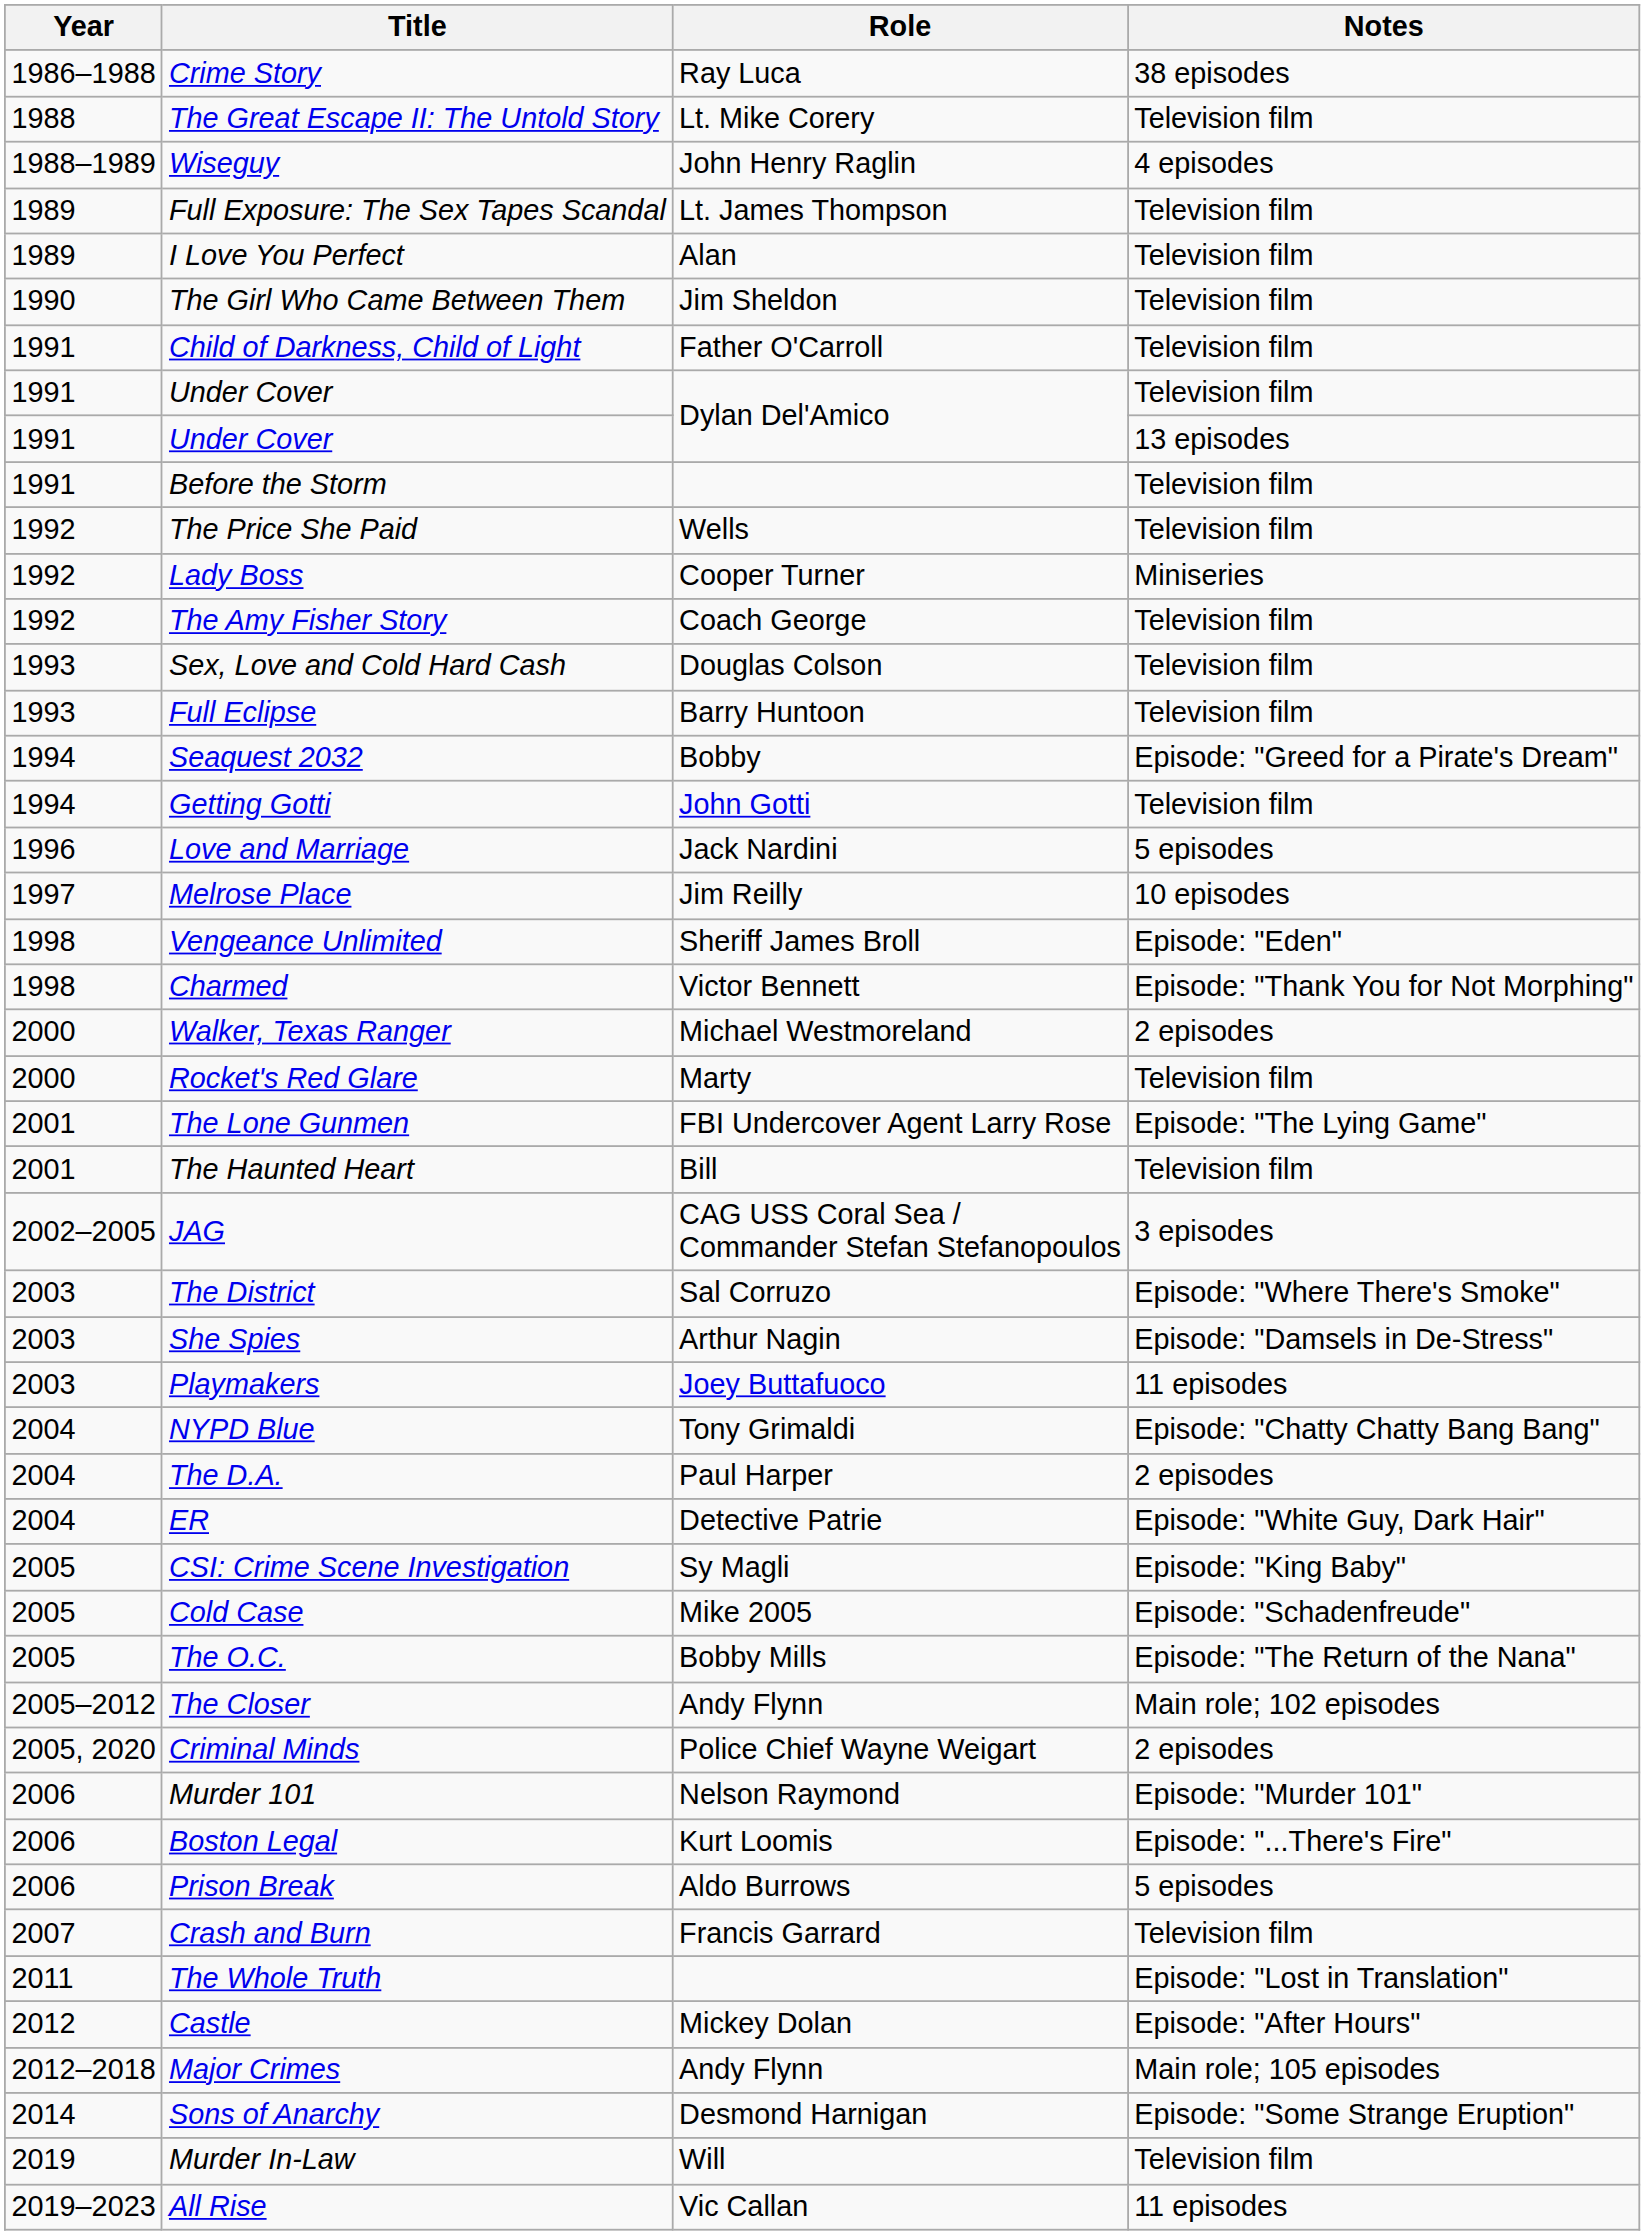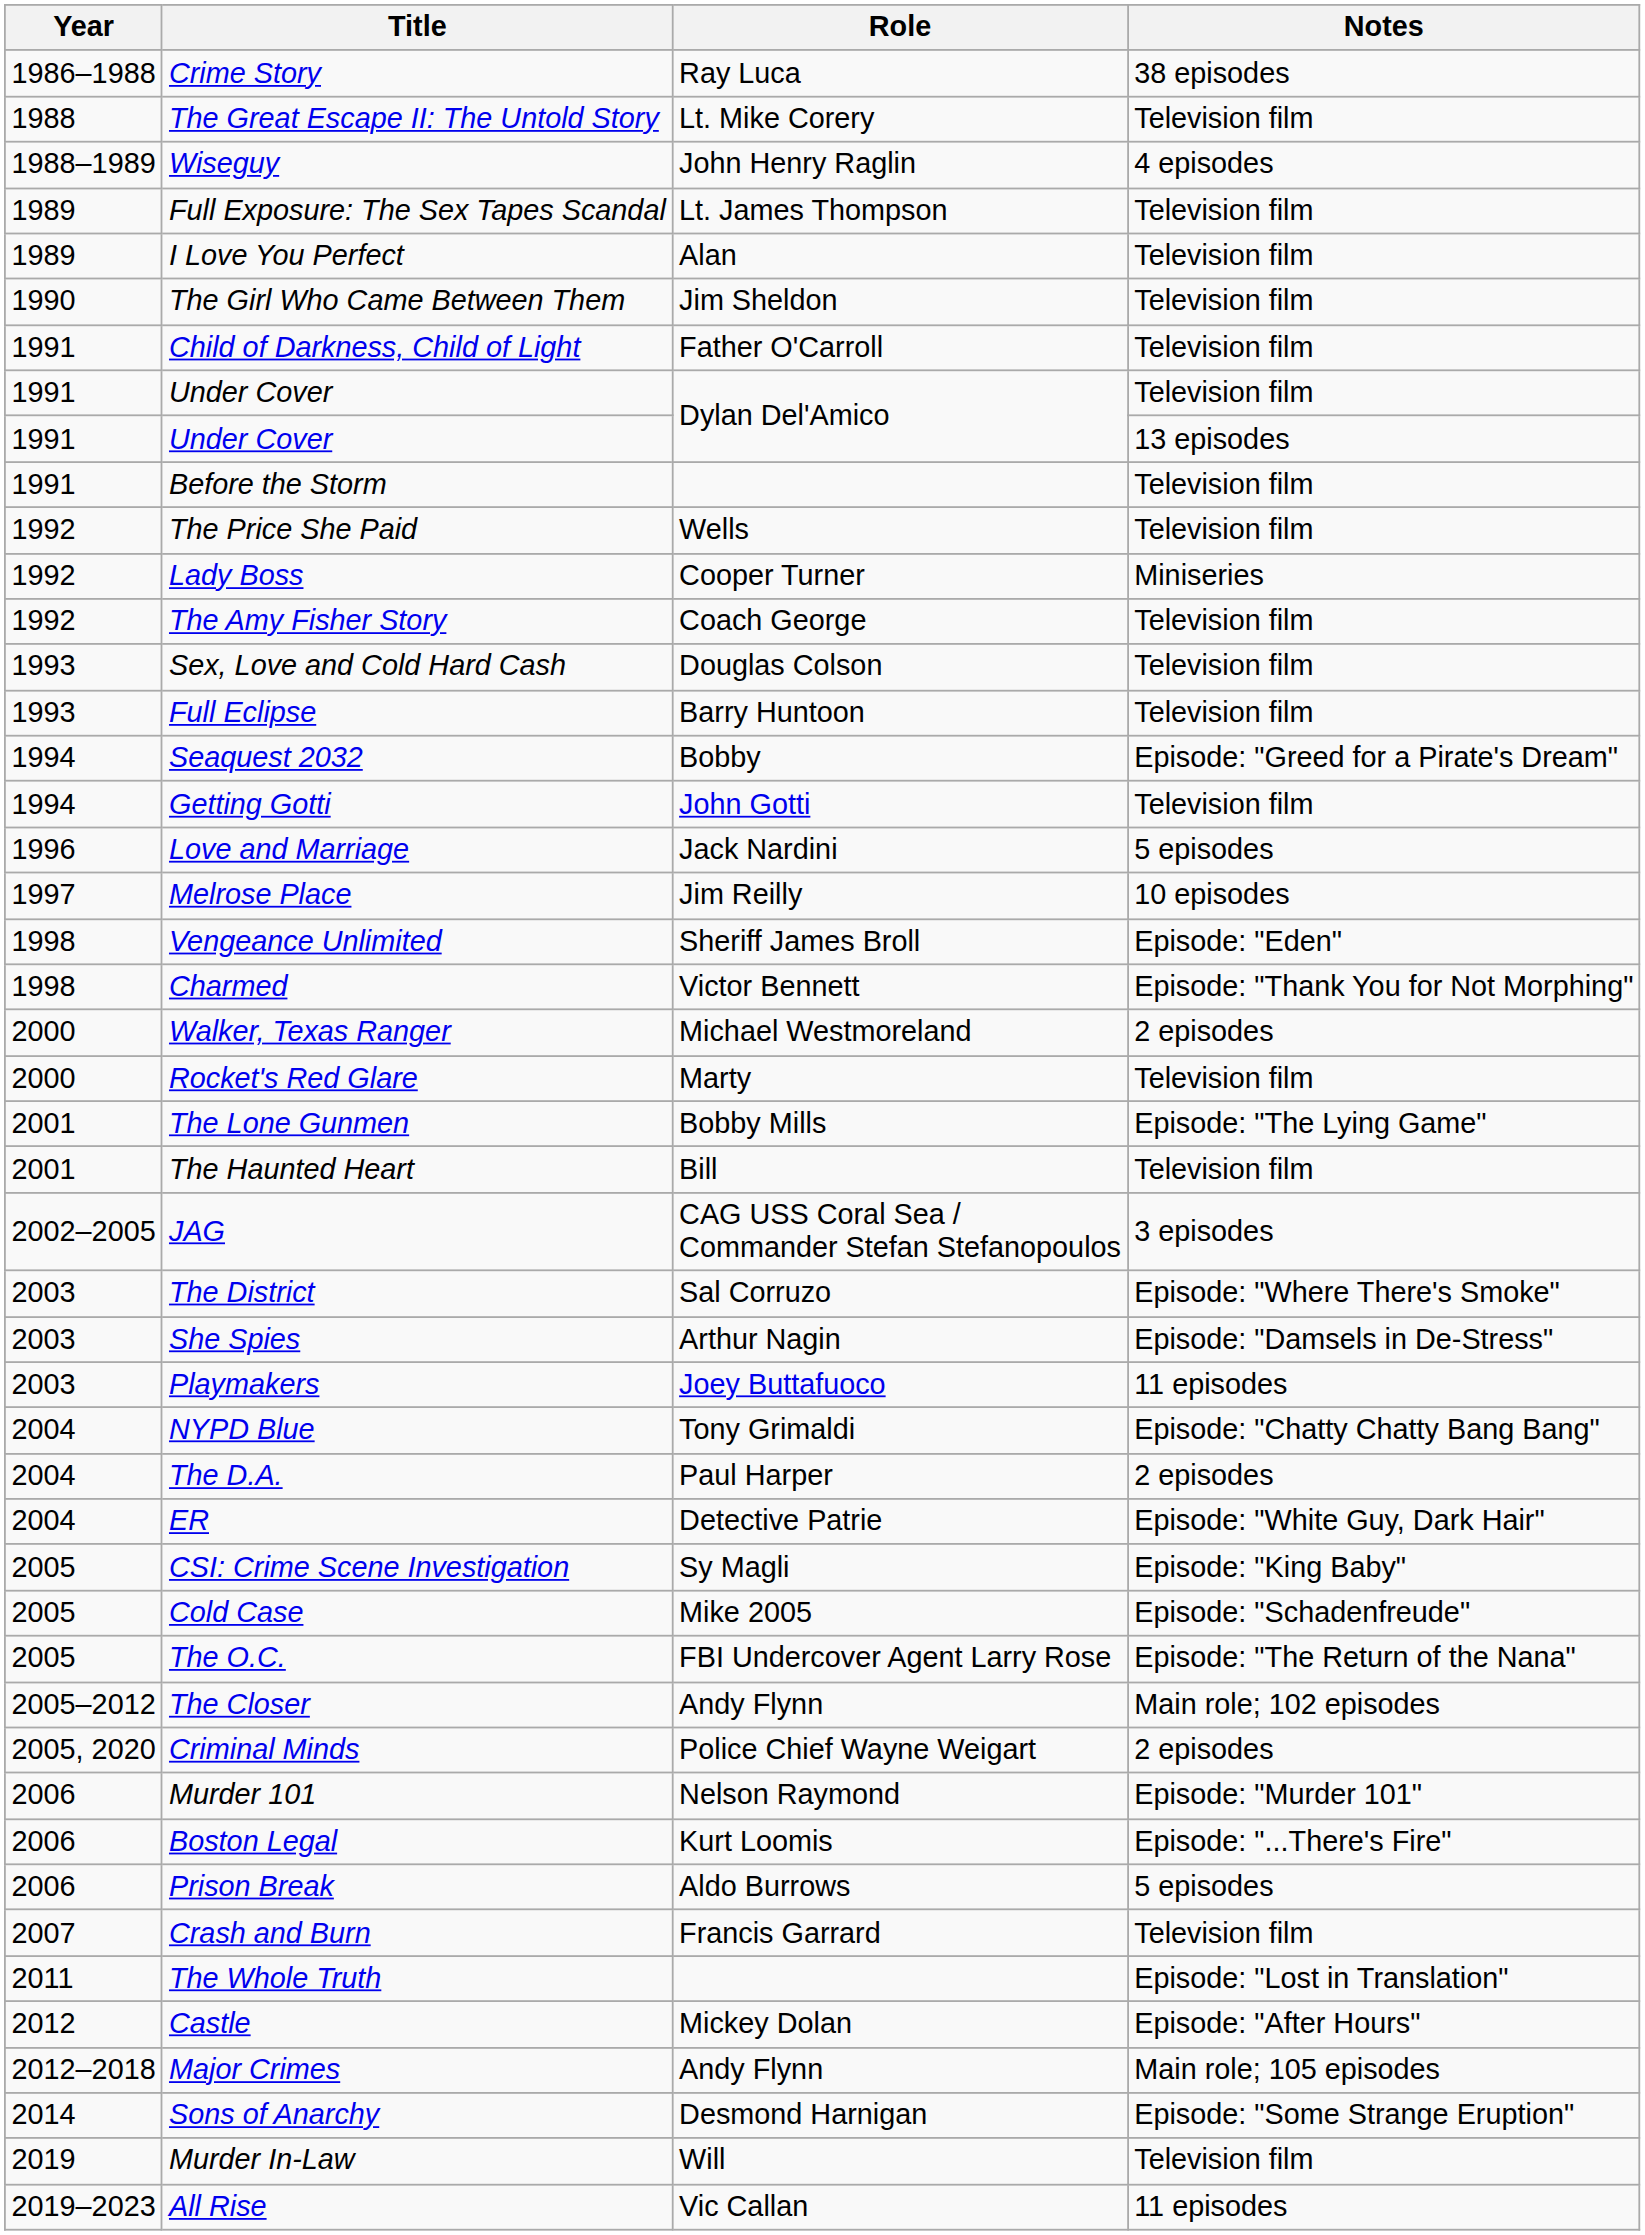(895, 1123) FBI Undercover Agent Larry Rose -> (753, 1123) Bobby Mills
(753, 1658) Bobby Mills -> (895, 1658) FBI Undercover Agent Larry Rose
